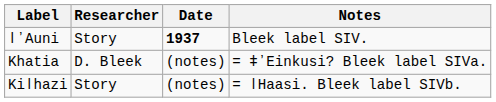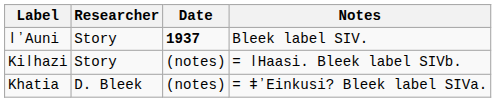rows swapped: (33, 62) <-> (38, 85)
